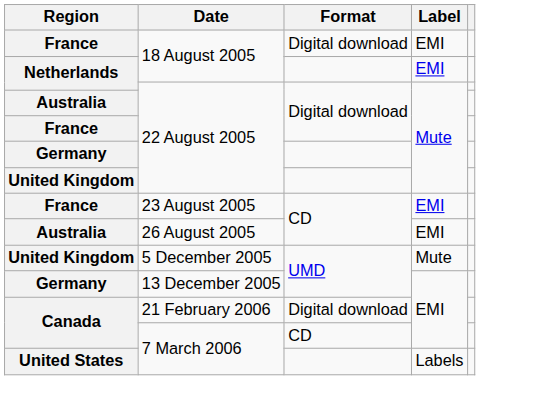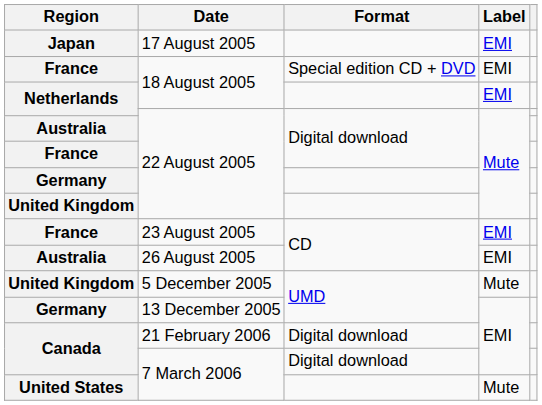+ row: (71, 43)
(348, 43) Digital download -> (382, 69) Special edition CD + DVD
(300, 335) CD -> (348, 361) Digital download
(439, 361) Labels -> (501, 387) Mute
